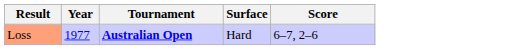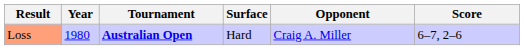+ column: (343, 14)
(77, 34) 1977 -> (77, 34) 1980
